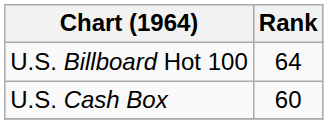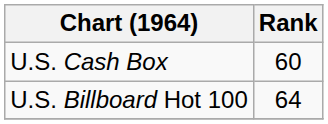rows swapped: (129, 61) <-> (89, 99)
